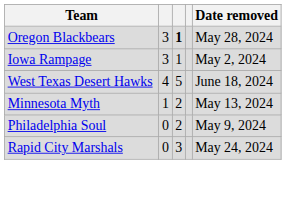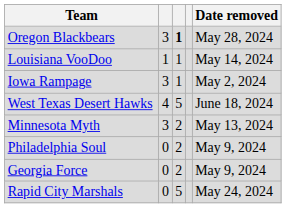+ row: (60, 59)
(165, 103) 1 -> (165, 125) 3
+ row: (48, 170)
(179, 147) 3 -> (179, 192) 5
